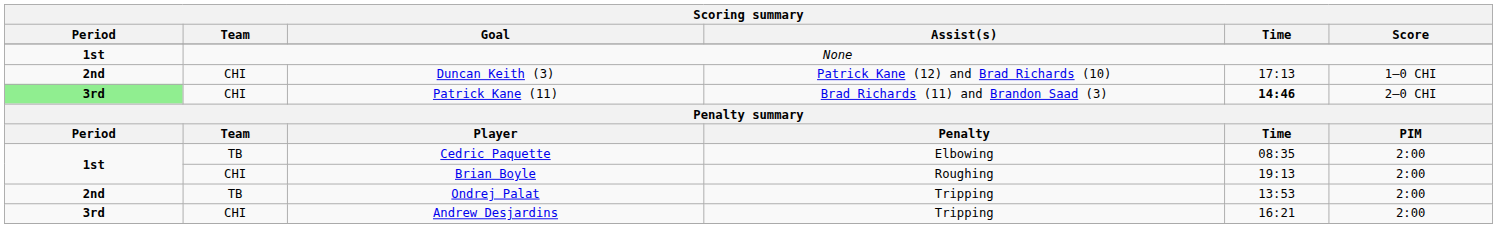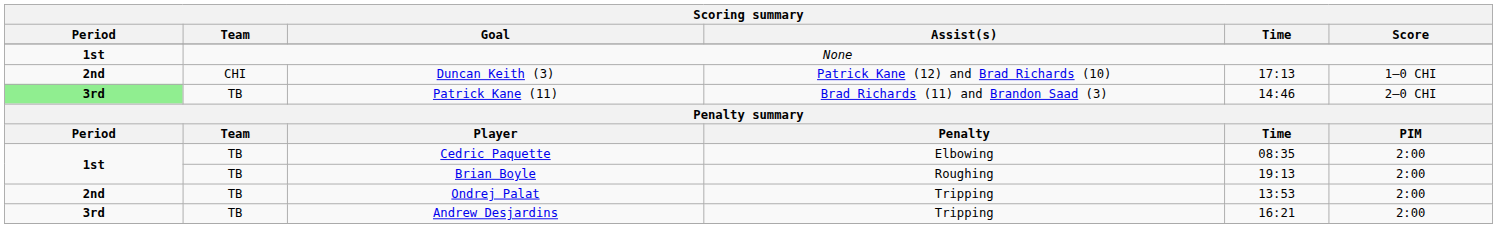(235, 94) CHI -> (235, 94) TB
(1277, 94) bold -> (1277, 94) normal
(235, 174) CHI -> (235, 174) TB
(235, 214) CHI -> (235, 214) TB
